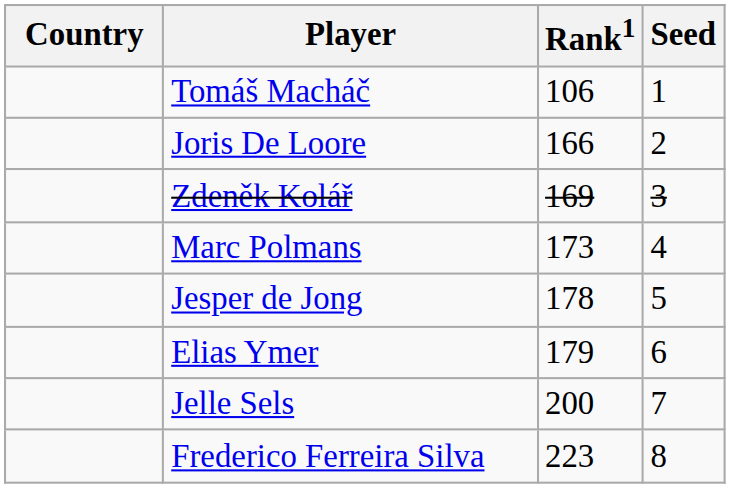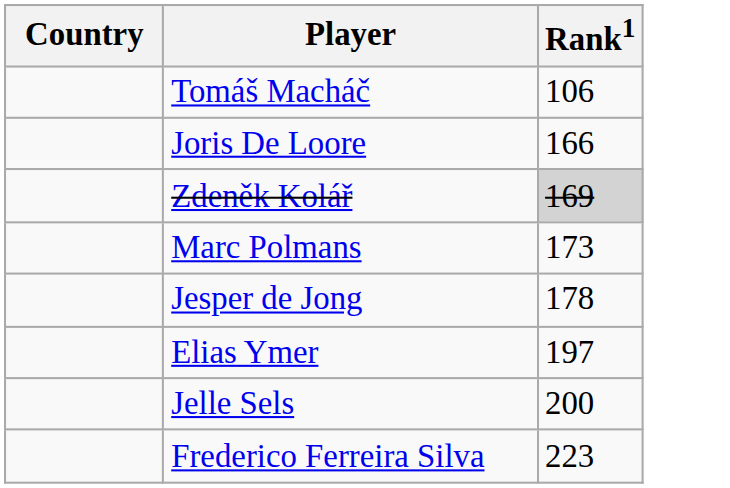- column: (683, 34)
(570, 195) no background -> (570, 195) lightgrey background
(570, 351) 179 -> (570, 351) 197
